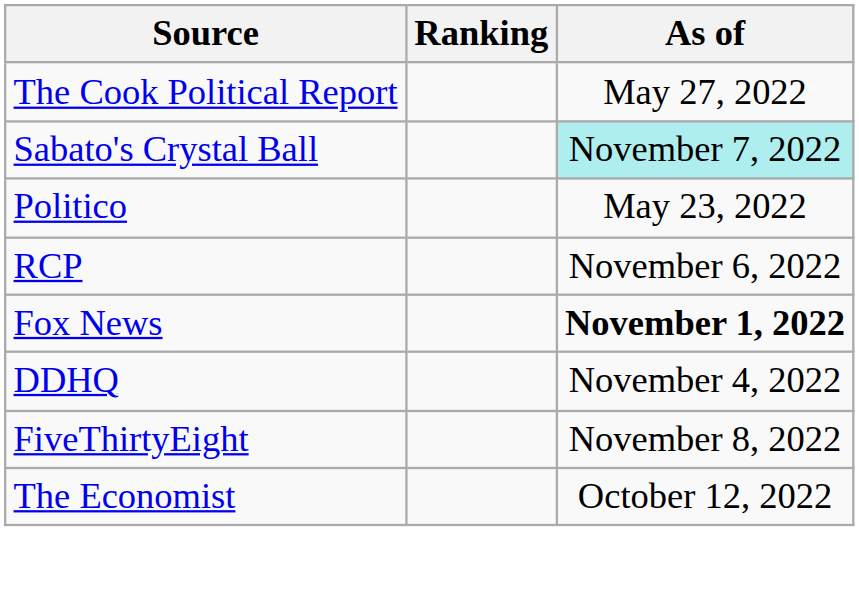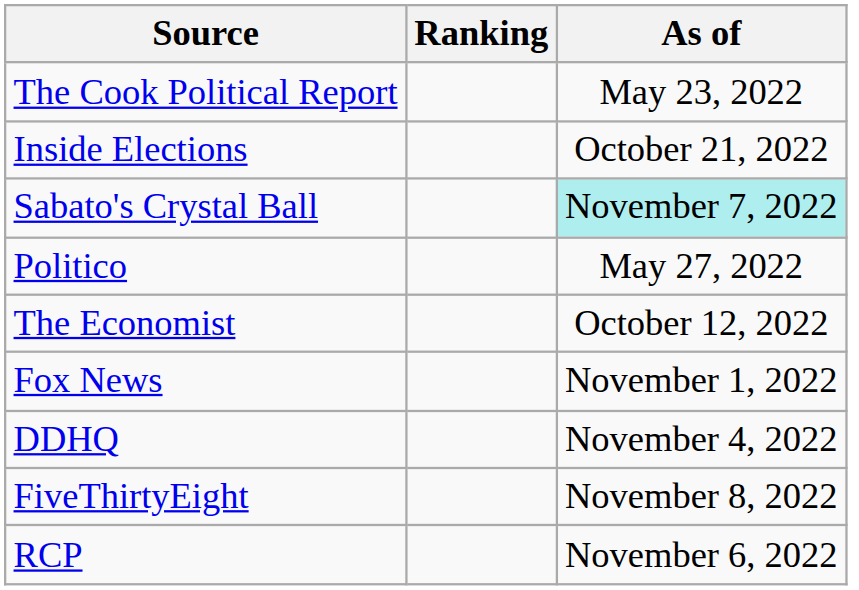(705, 91) May 27, 2022 -> (701, 91) May 23, 2022
+ row: (131, 149)
(705, 206) May 23, 2022 -> (701, 264) May 27, 2022
rows swapped: (48, 264) <-> (124, 496)
(705, 322) bold -> (701, 380) normal
